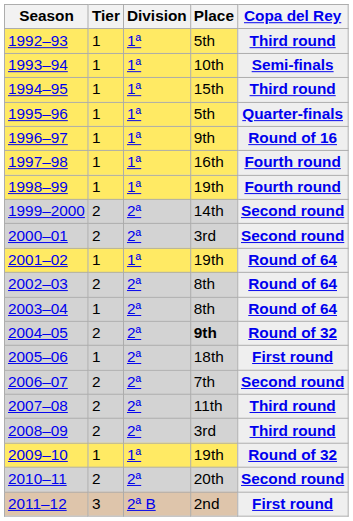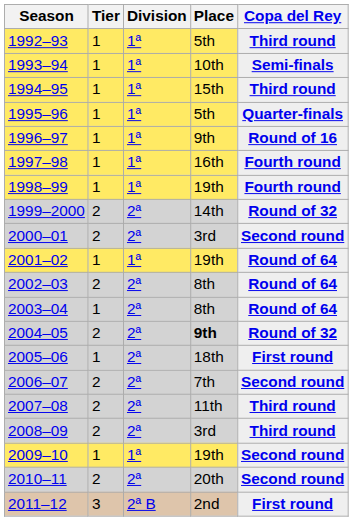(293, 211) Second round -> (293, 211) Round of 32
(293, 455) Round of 32 -> (293, 455) Second round
